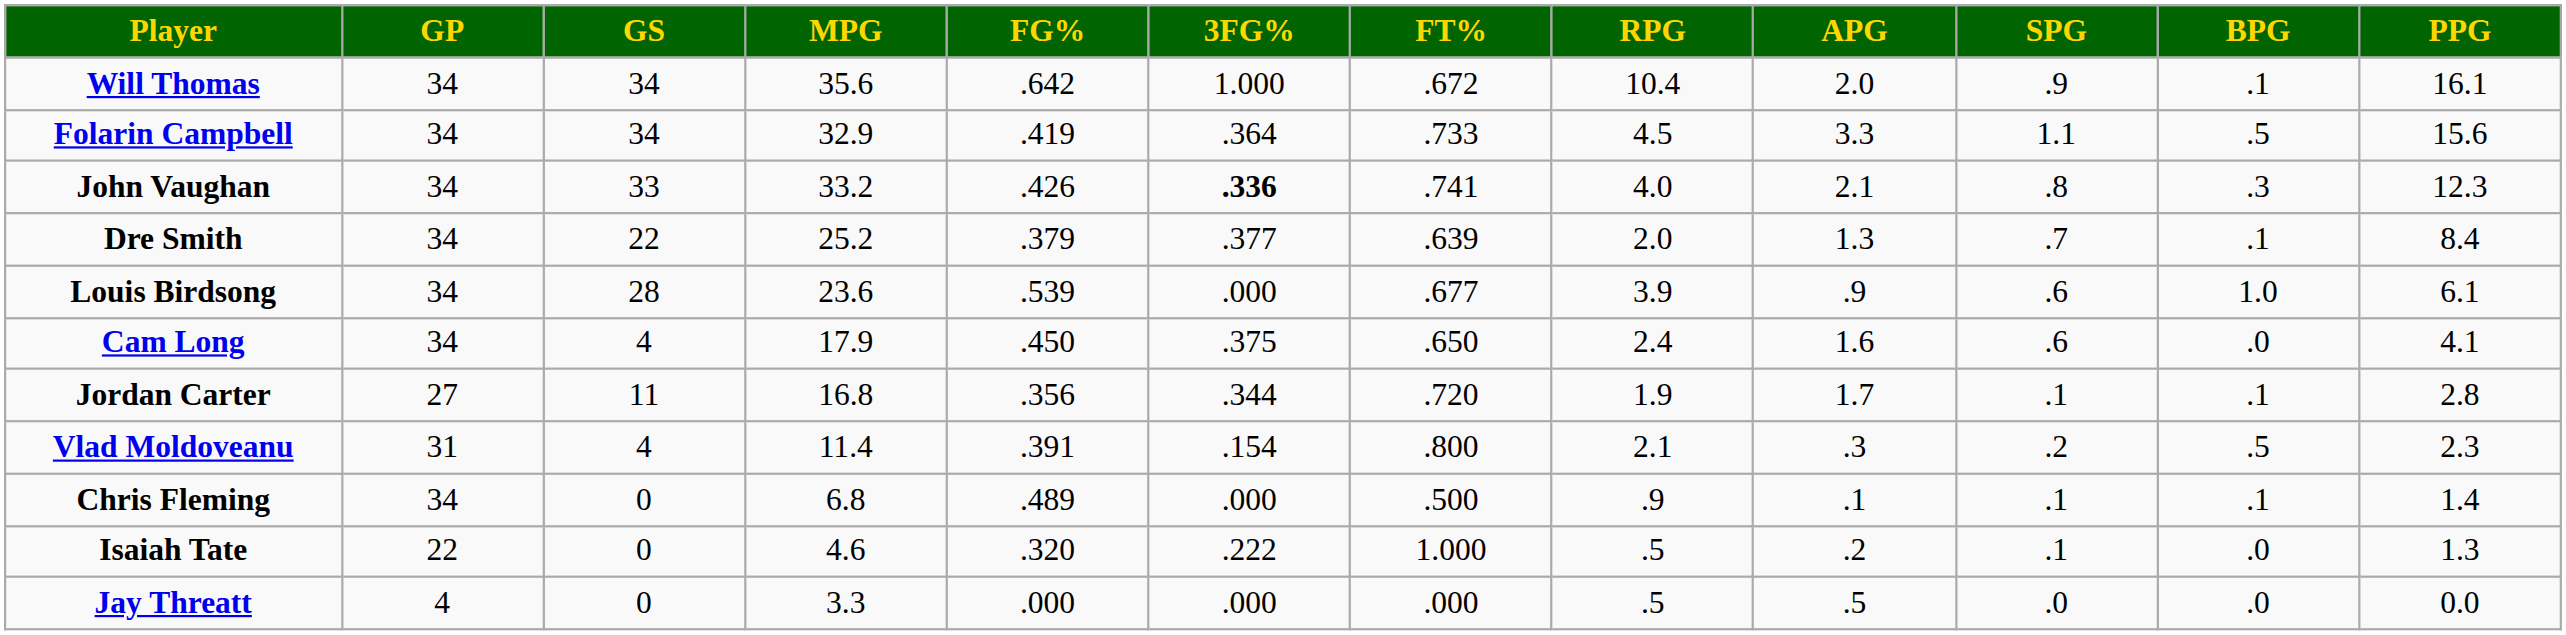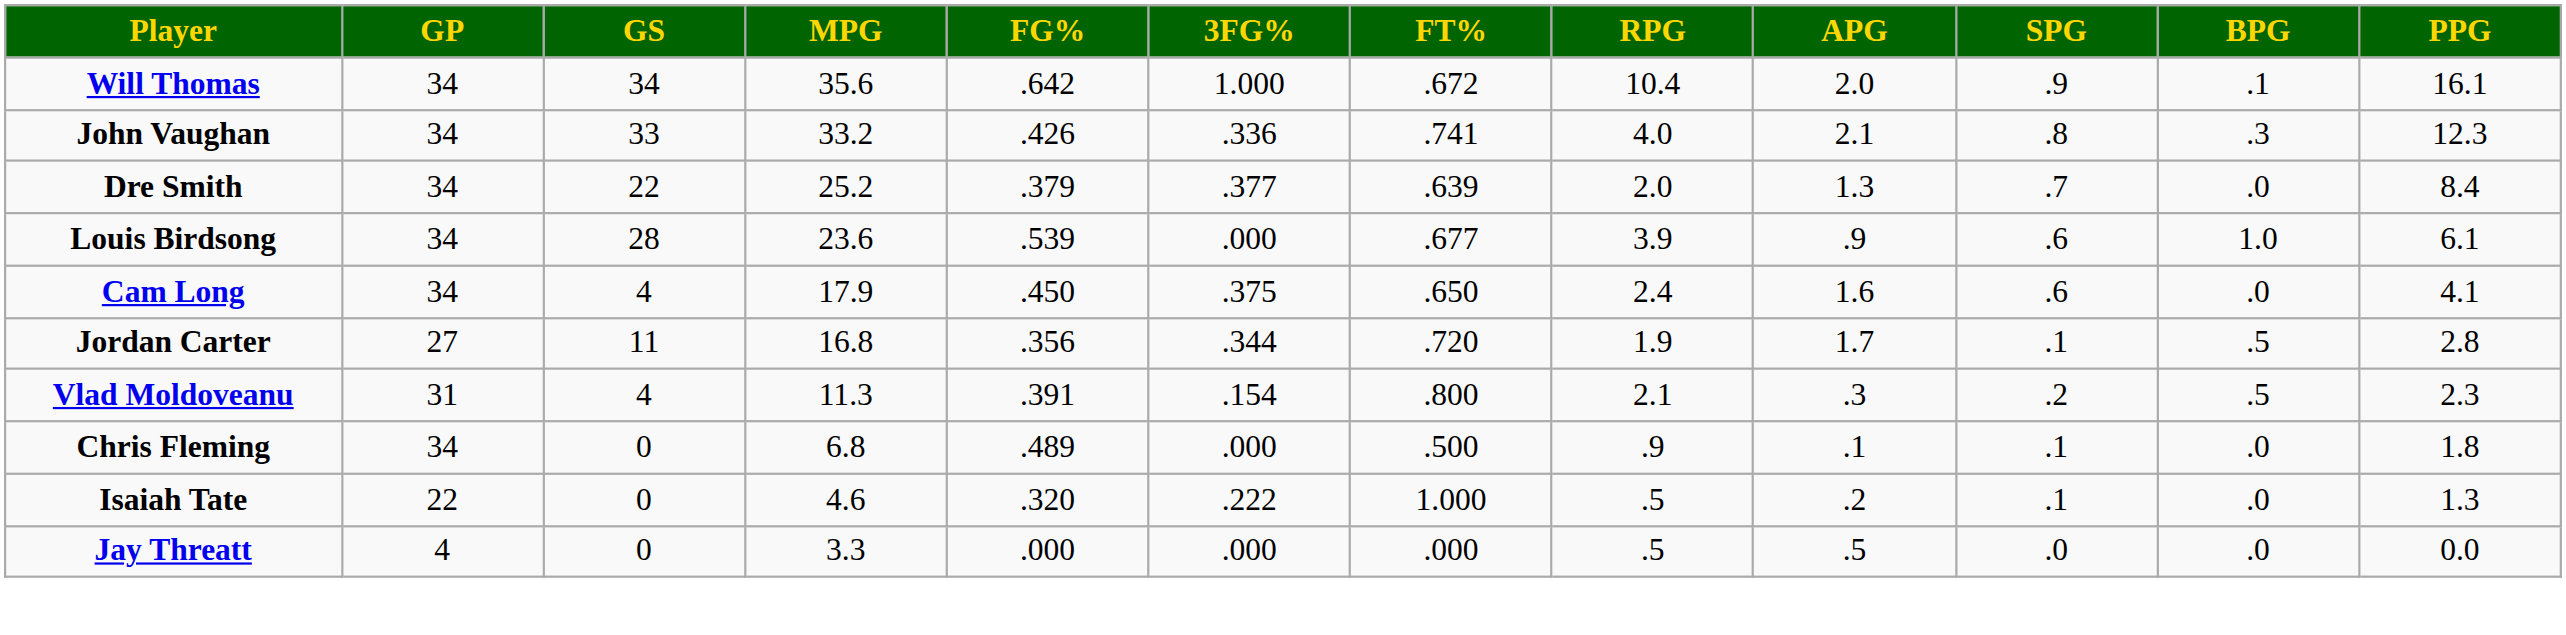- row: (173, 134)
(1249, 186) bold -> (1249, 134) normal
(2258, 238) .1 -> (2258, 186) .0
(2258, 394) .1 -> (2258, 342) .5
(846, 446) 11.4 -> (846, 394) 11.3
(2258, 499) .1 -> (2258, 446) .0
(2460, 499) 1.4 -> (2460, 446) 1.8
